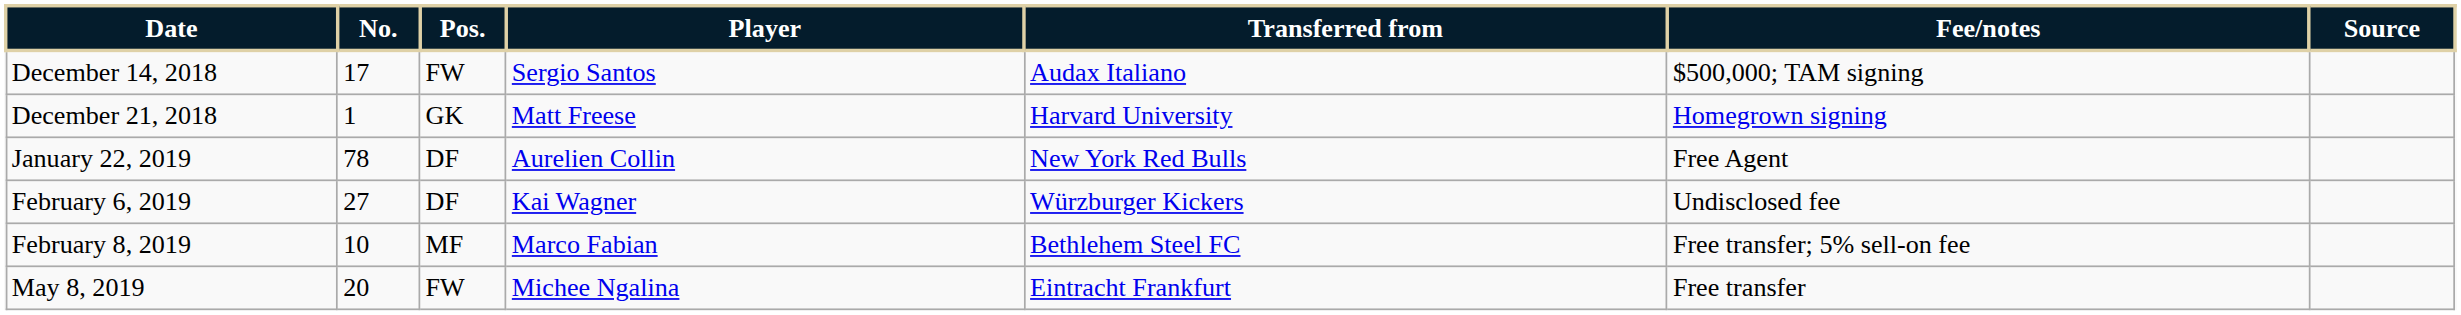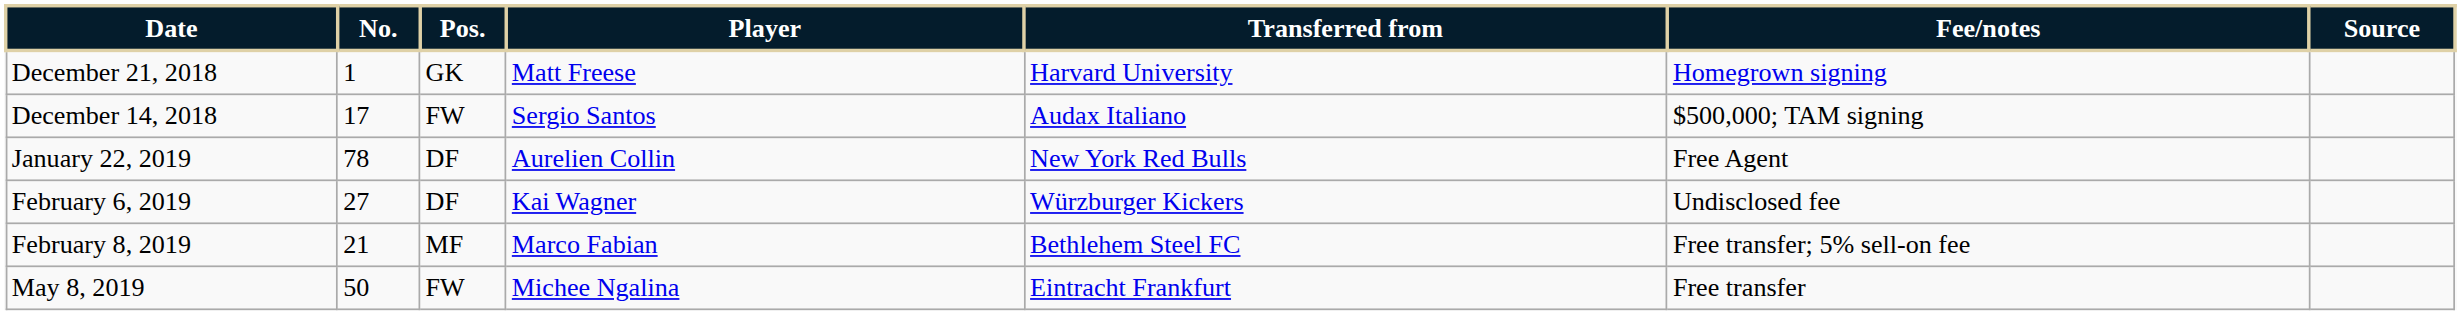rows swapped: (114, 72) <-> (114, 115)
(356, 245) 10 -> (356, 245) 21
(356, 288) 20 -> (356, 288) 50
